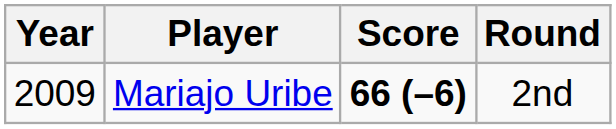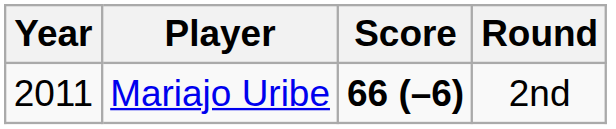(55, 92) 2009 -> (53, 92) 2011
